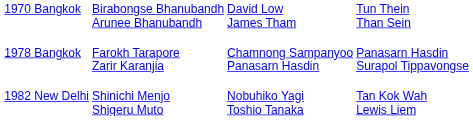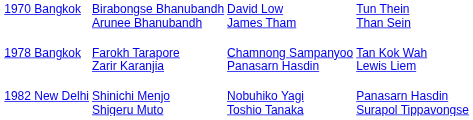(413, 59) Panasarn Hasdin Surapol Tippavongse -> (392, 59) Tan Kok Wah Lewis Liem
(392, 103) Tan Kok Wah Lewis Liem -> (413, 103) Panasarn Hasdin Surapol Tippavongse
